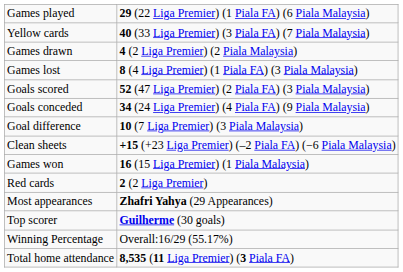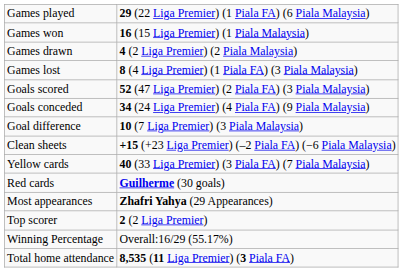rows swapped: (35, 164) <-> (38, 32)
(163, 182) 2 (2 Liga Premier) -> (172, 182) Guilherme (30 goals)
(172, 220) Guilherme (30 goals) -> (163, 220) 2 (2 Liga Premier)
